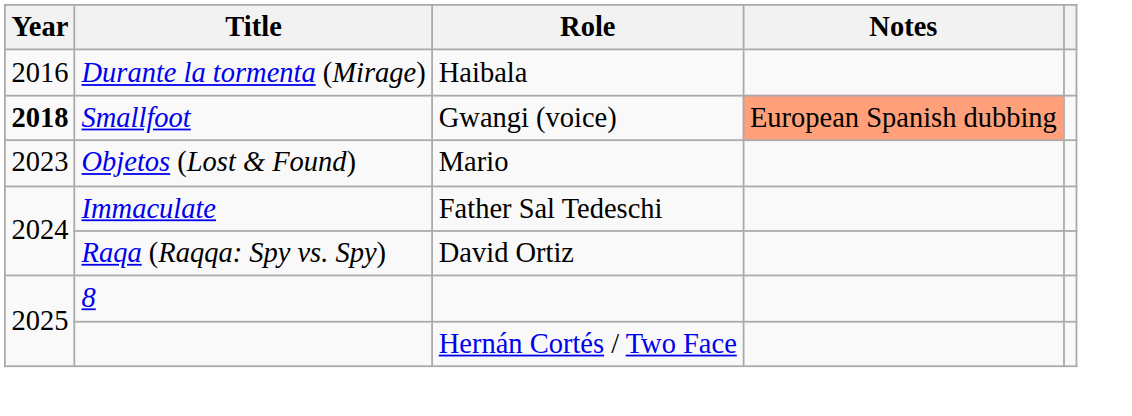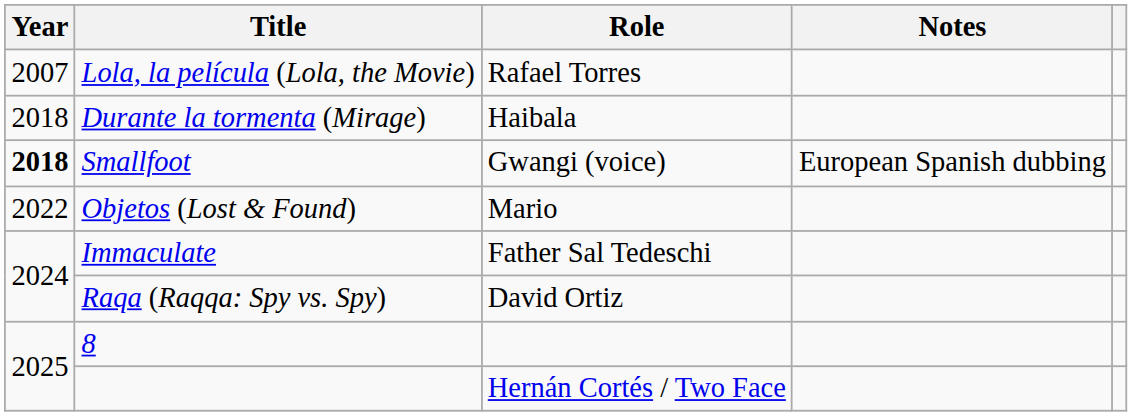+ row: (278, 72)
(40, 72) 2016 -> (40, 117) 2018
(903, 117) lightsalmon background -> (952, 162) no background
(40, 162) 2023 -> (40, 207) 2022
